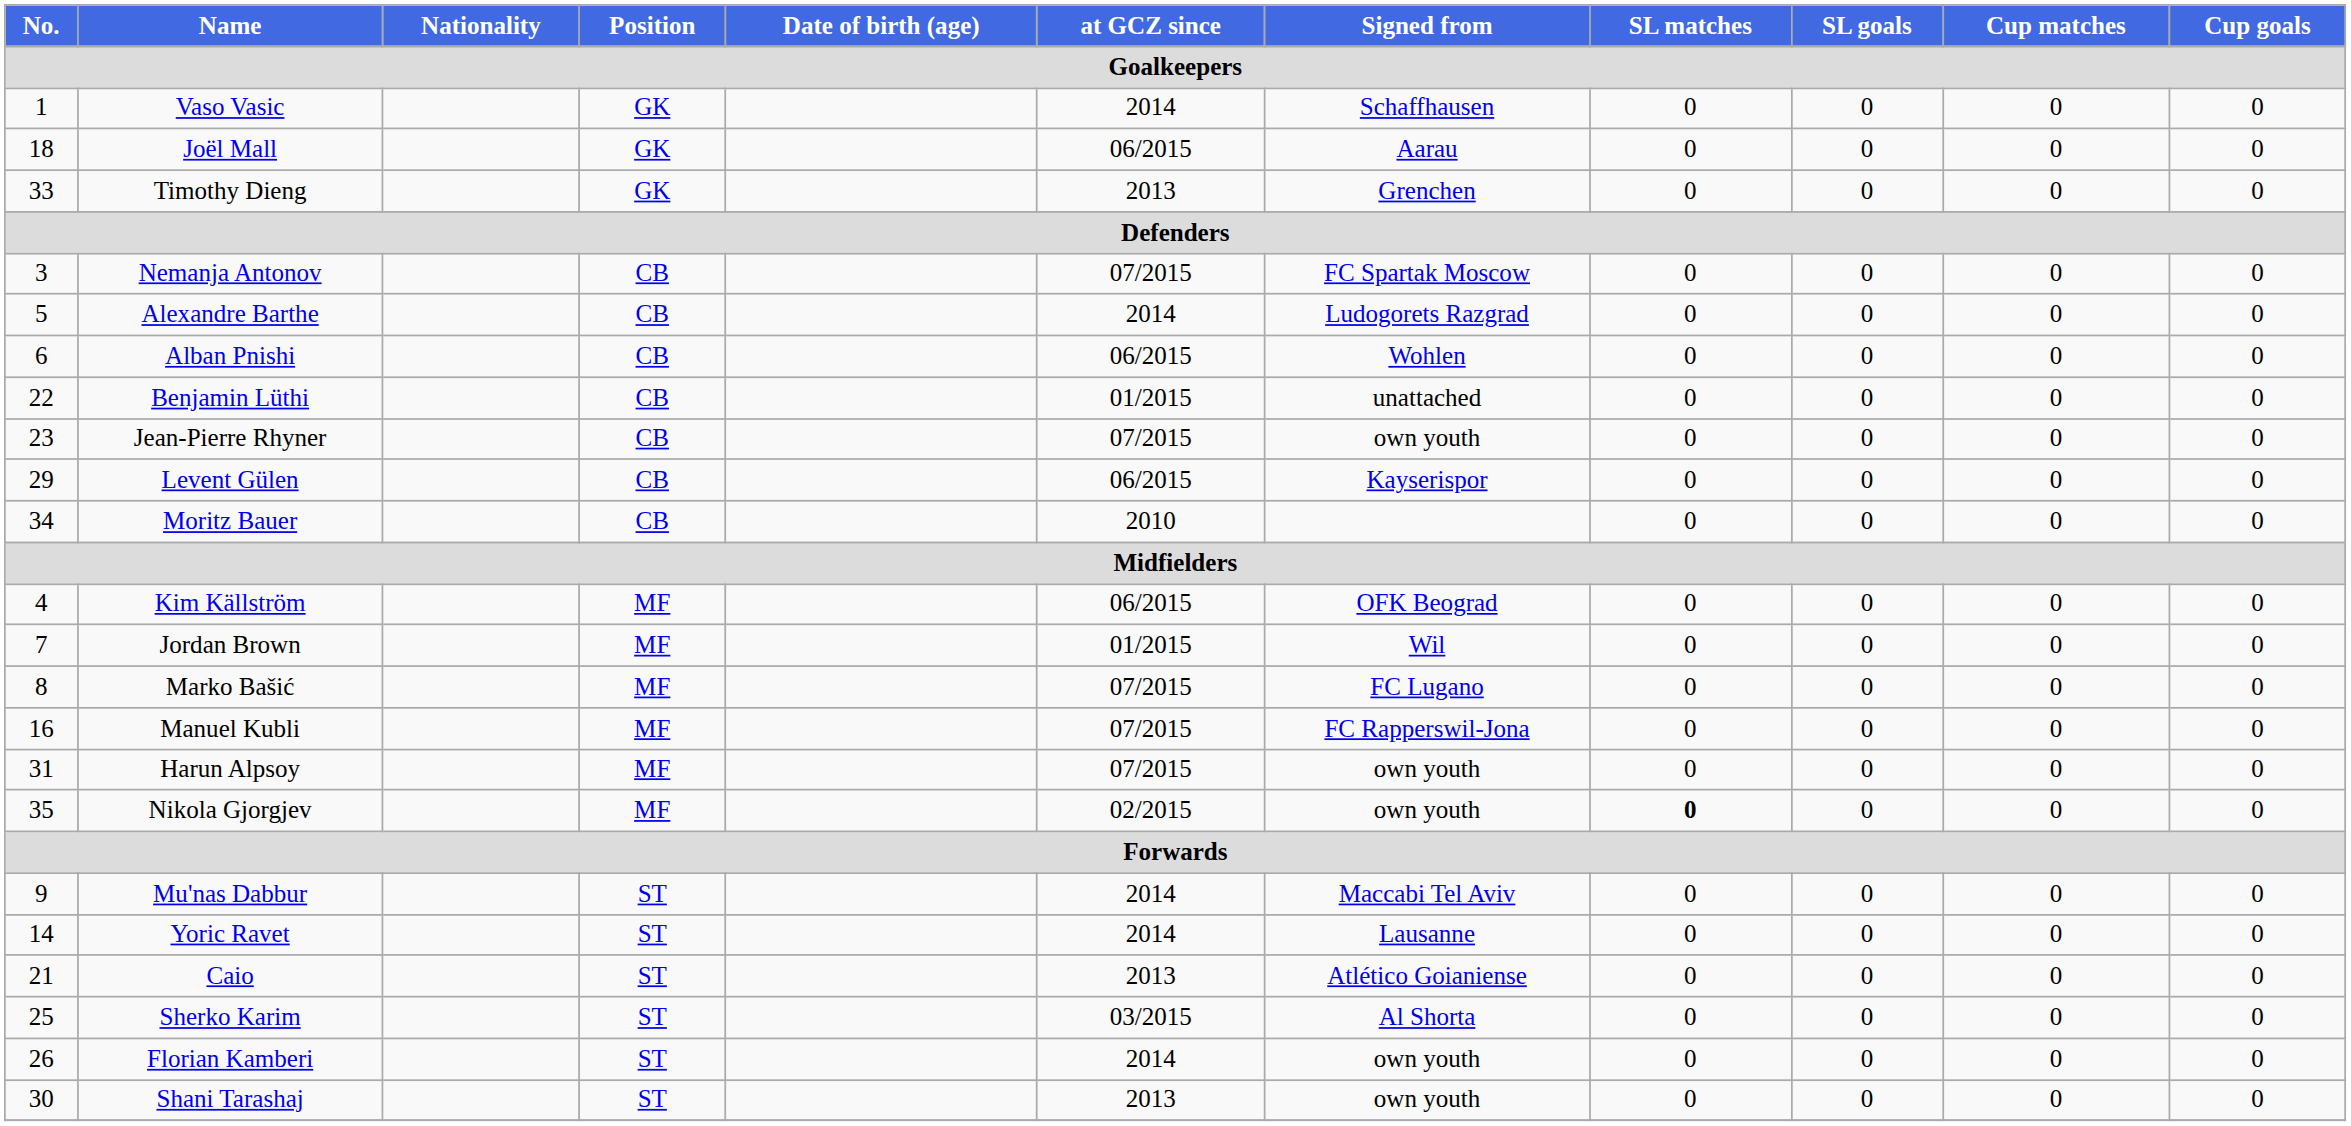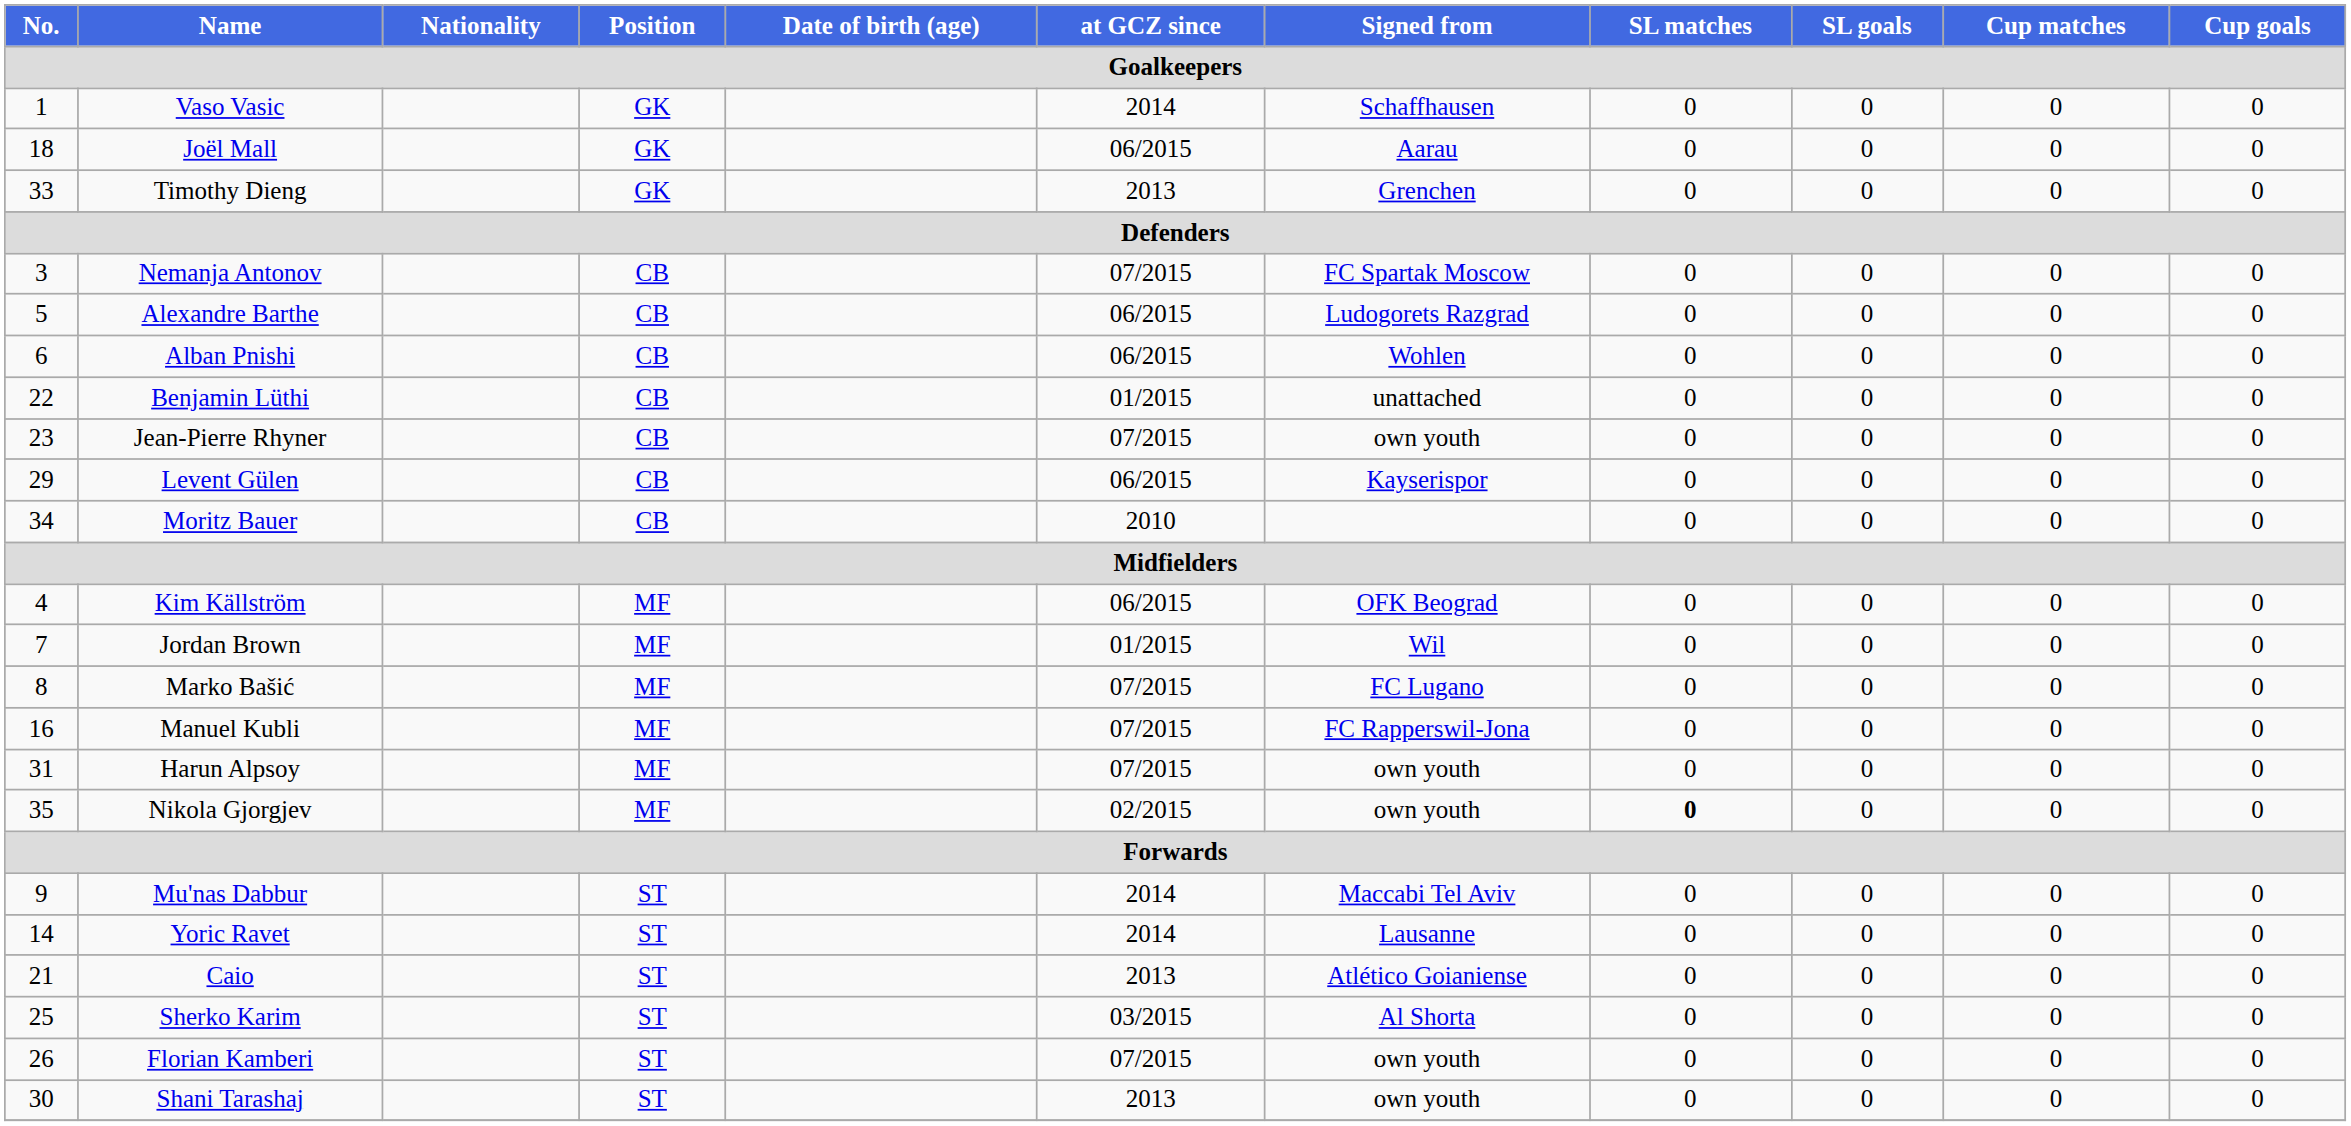(1151, 314) 2014 -> (1151, 314) 06/2015
(1151, 1058) 2014 -> (1151, 1058) 07/2015
